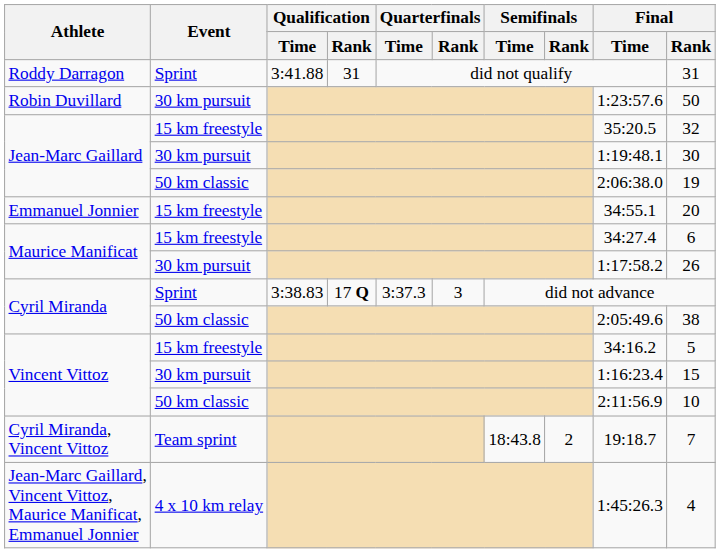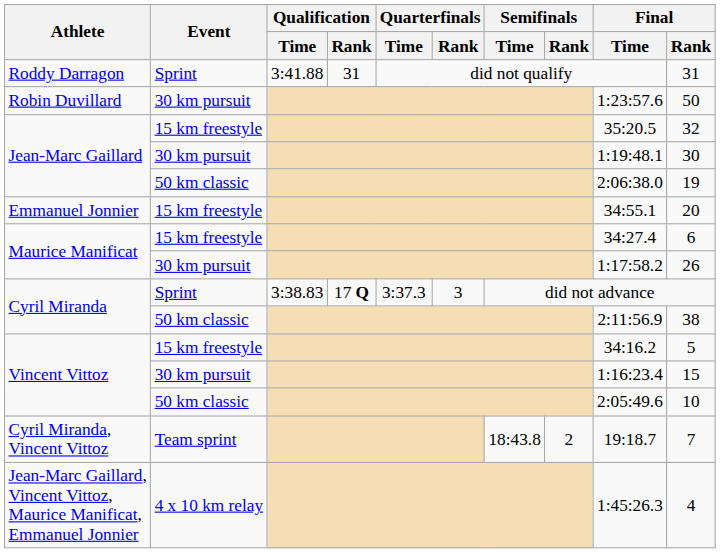(630, 319) 2:05:49.6 -> (630, 319) 2:11:56.9
(630, 401) 2:11:56.9 -> (630, 401) 2:05:49.6
